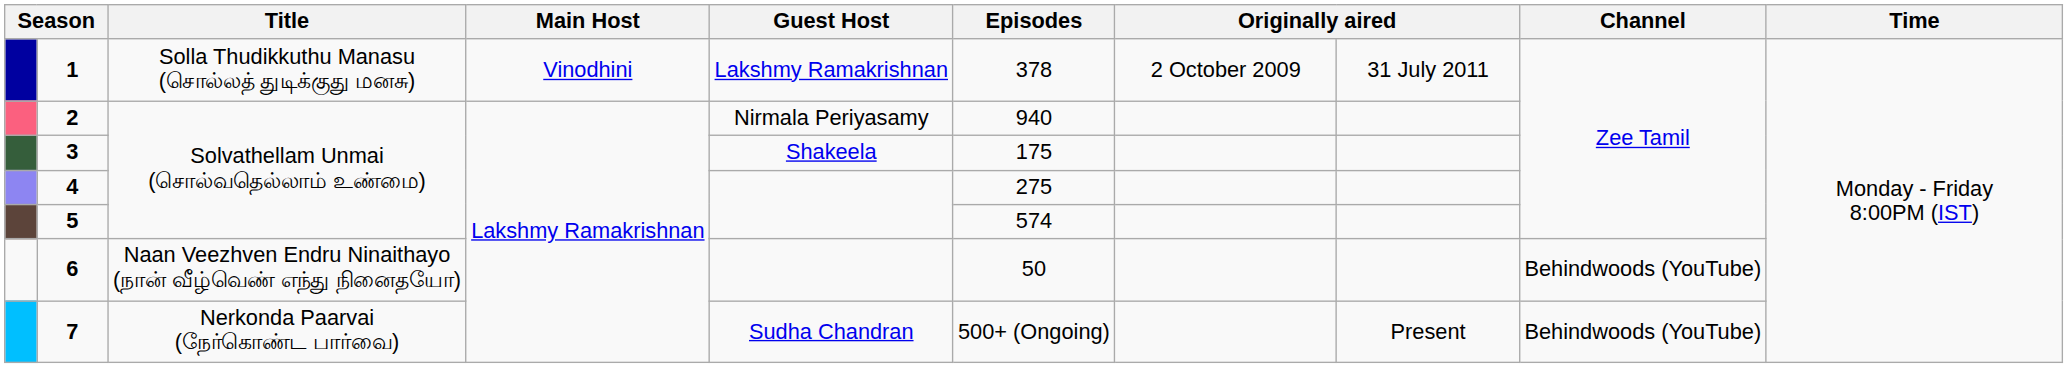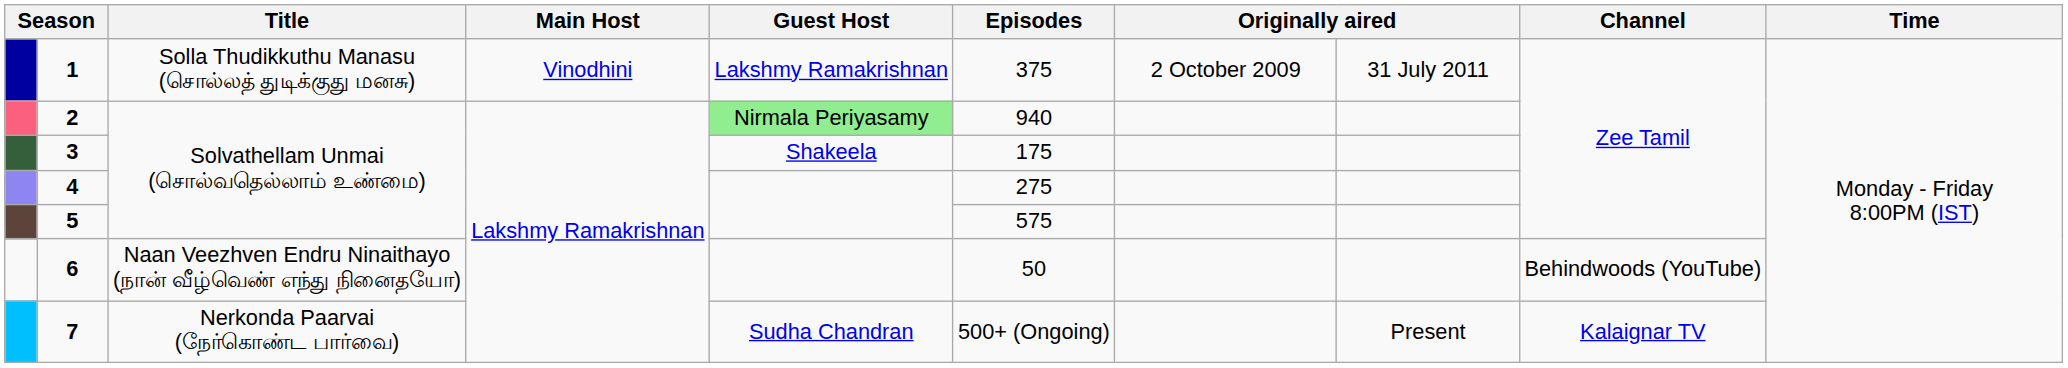(1034, 69) 378 -> (1034, 69) 375
(831, 117) no background -> (831, 117) lightgreen background
(1034, 221) 574 -> (1034, 221) 575
(1643, 331) Behindwoods (YouTube) -> (1643, 331) Kalaignar TV
